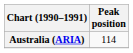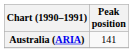(109, 39) 114 -> (109, 39) 141
